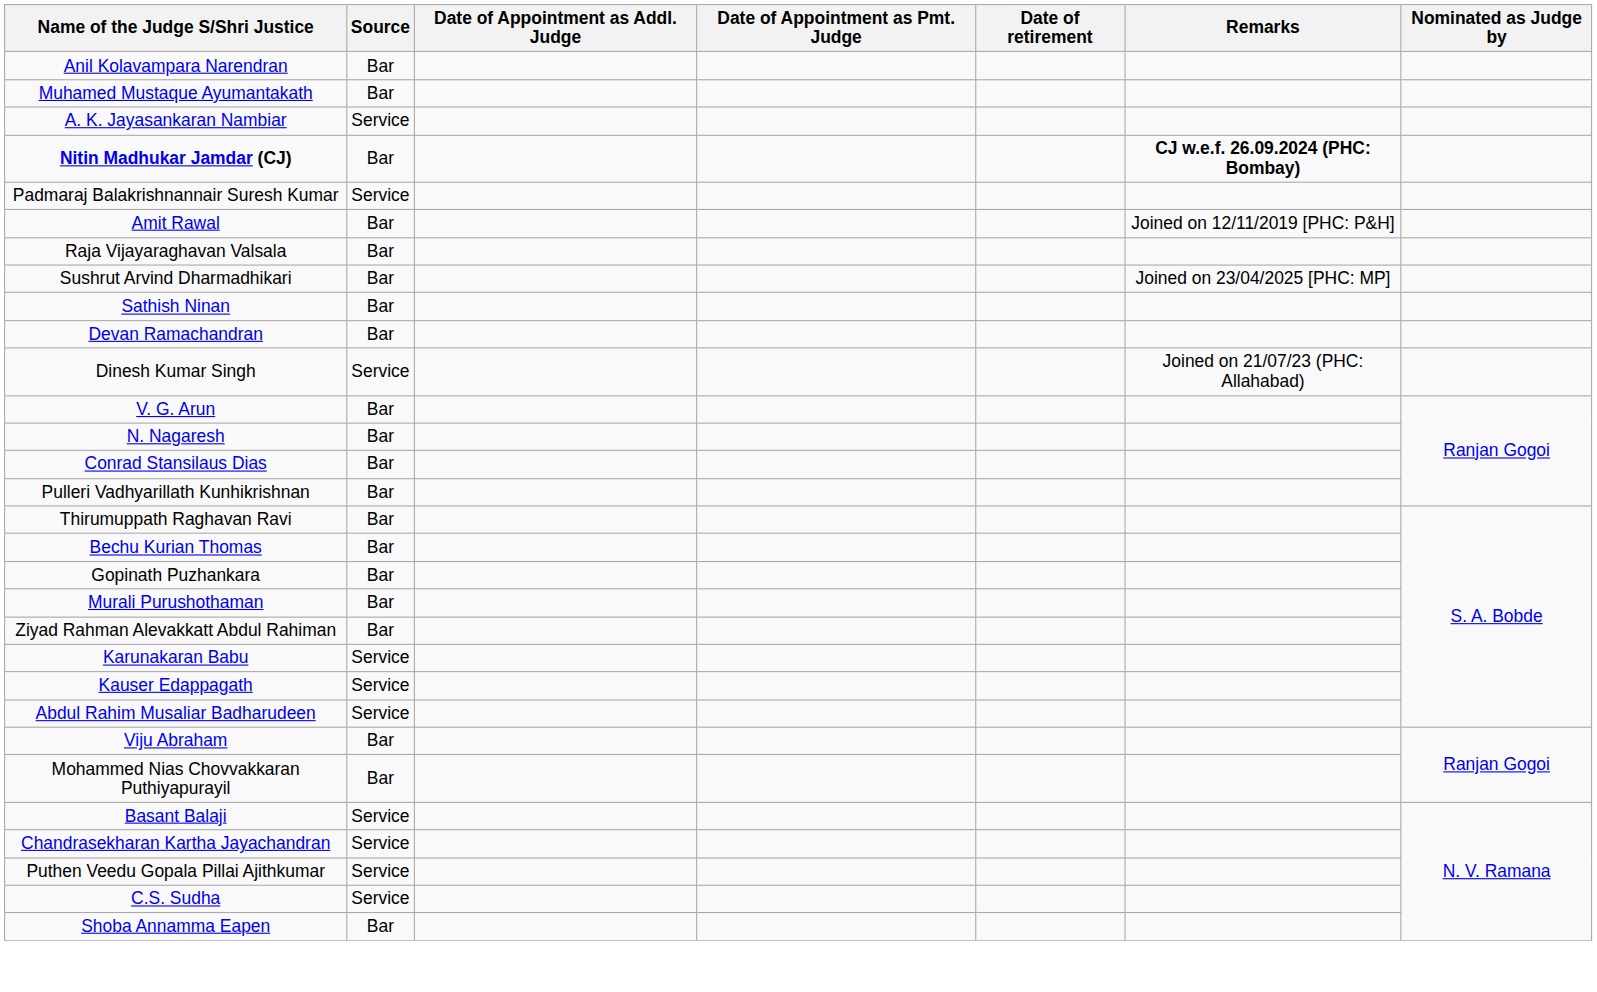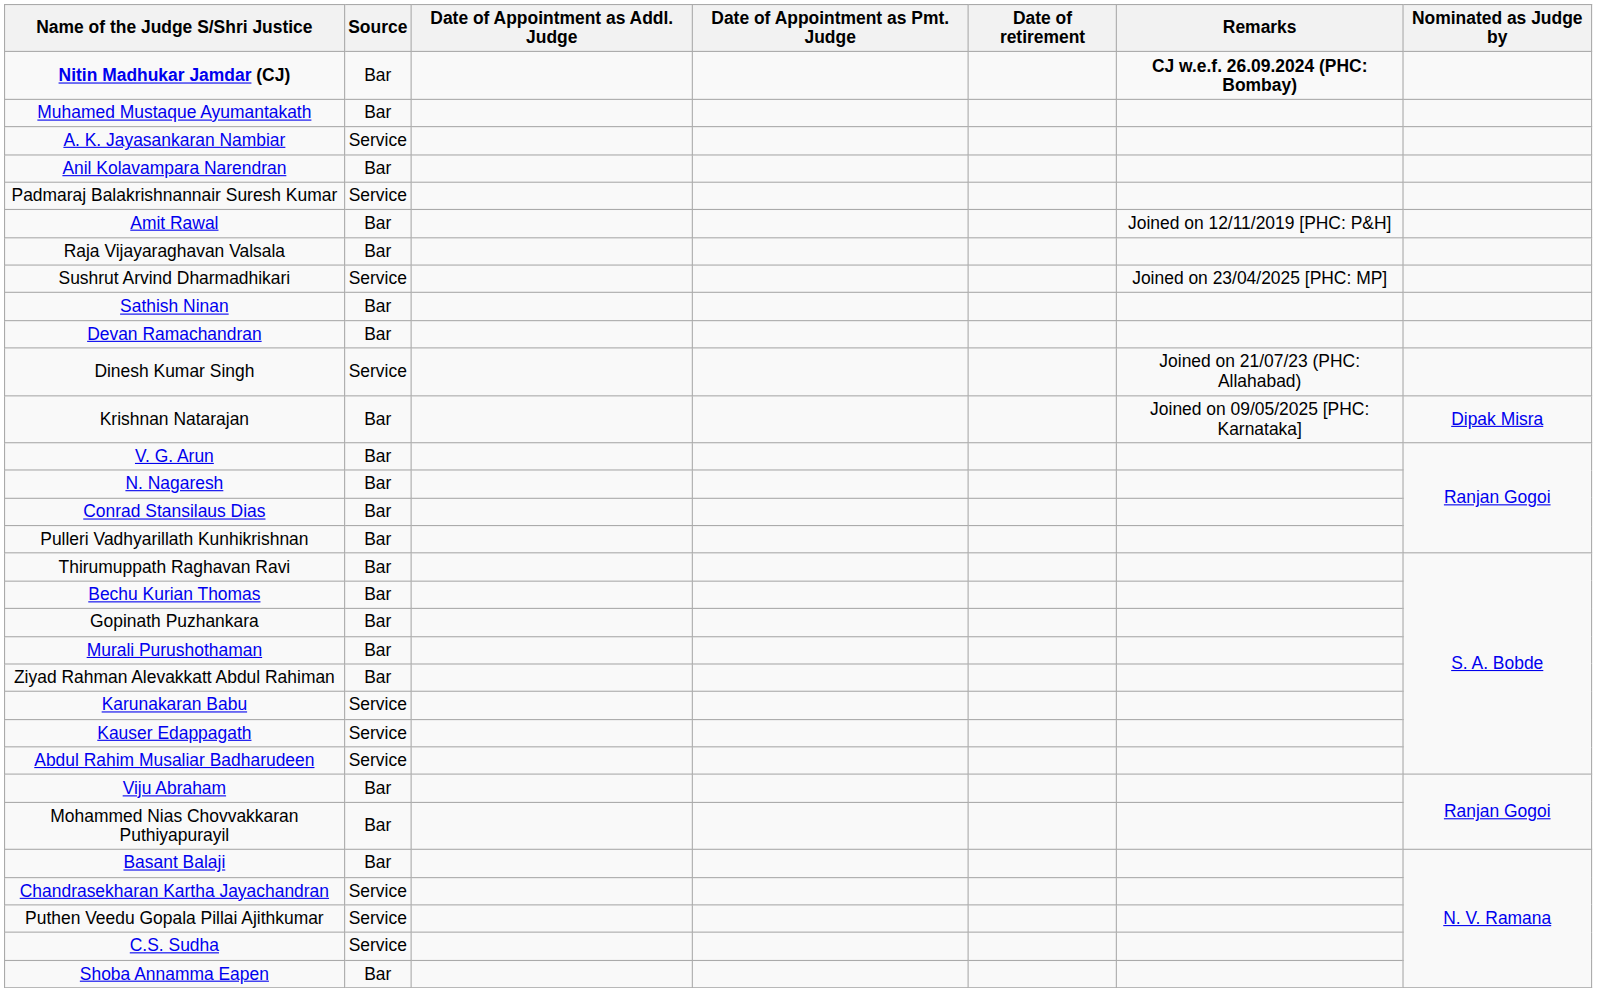rows swapped: (176, 158) <-> (176, 65)
(380, 278) Bar -> (378, 278) Service
+ row: (174, 418)
(380, 815) Service -> (378, 863) Bar
